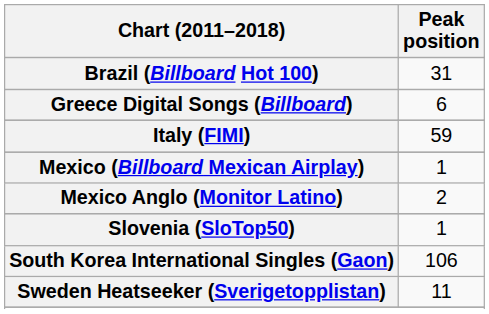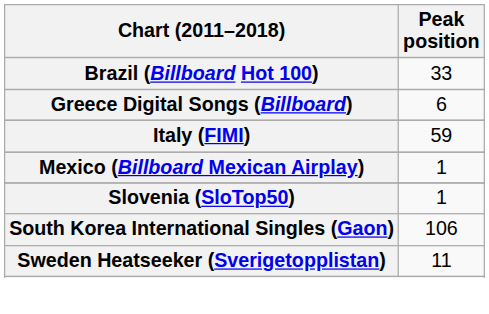(441, 73) 31 -> (441, 73) 33
- row: (202, 198)
